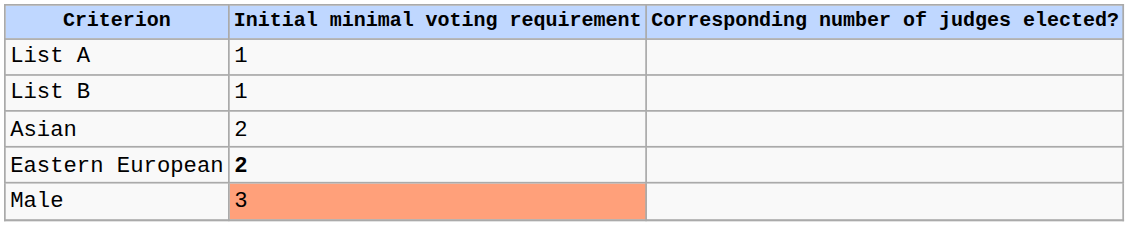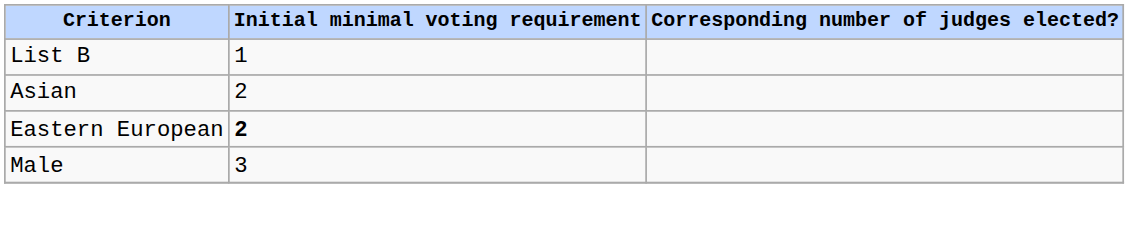- row: (50, 57)
(241, 202) lightsalmon background -> (241, 165) no background
